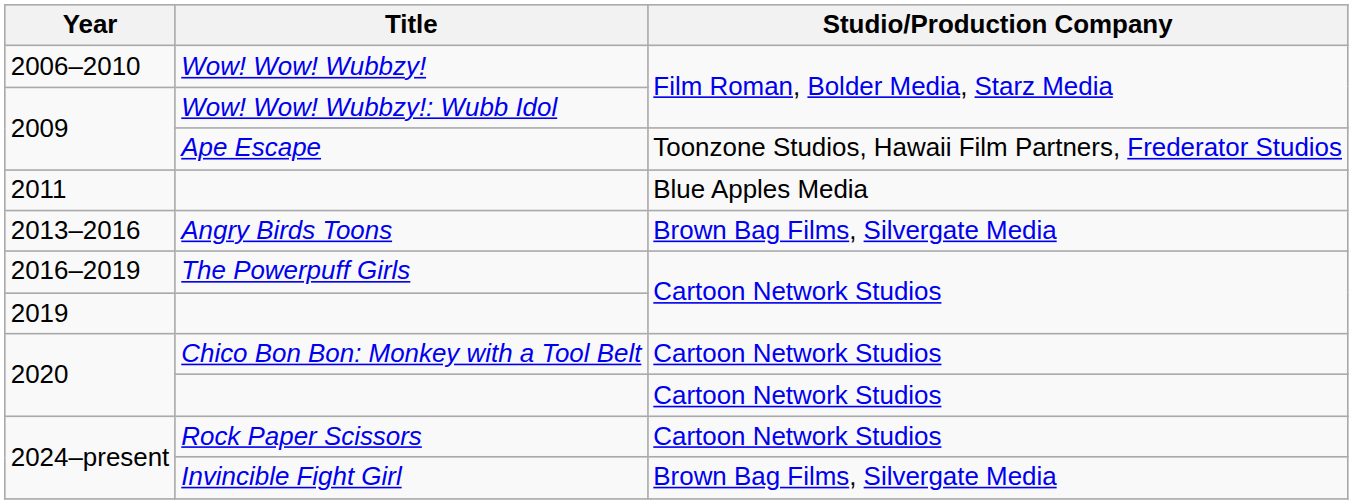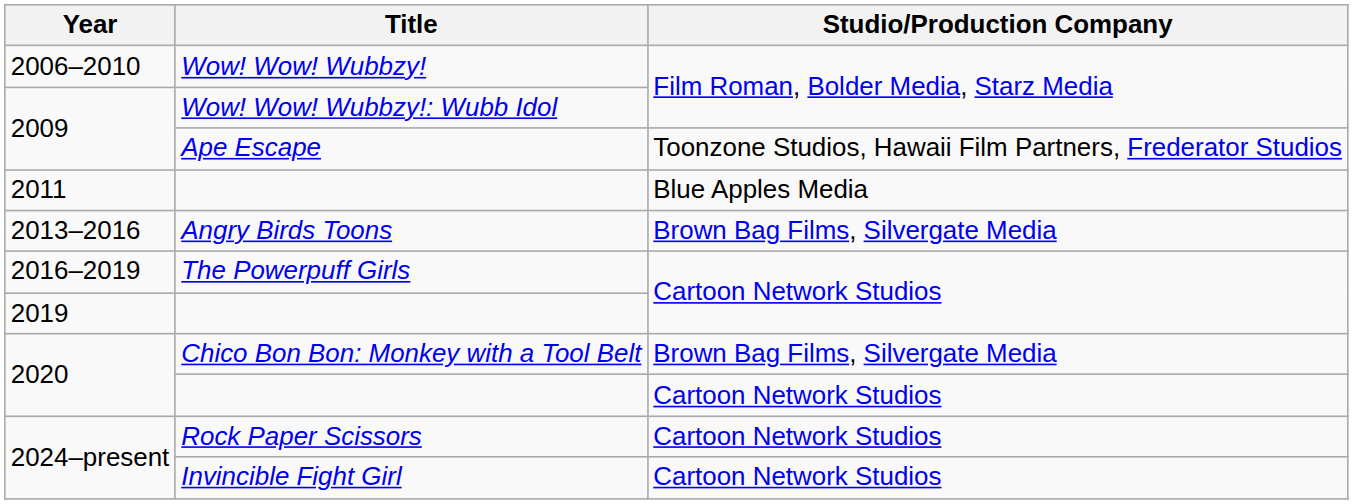(797, 353) Cartoon Network Studios -> (855, 353) Brown Bag Films, Silvergate Media
(855, 477) Brown Bag Films, Silvergate Media -> (797, 477) Cartoon Network Studios
